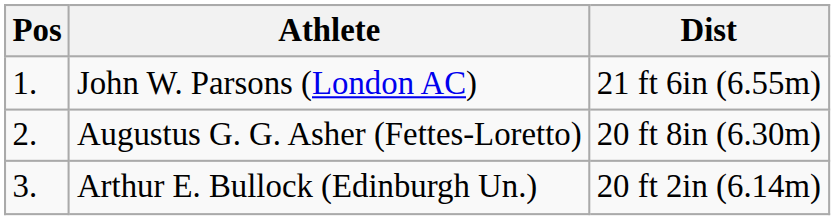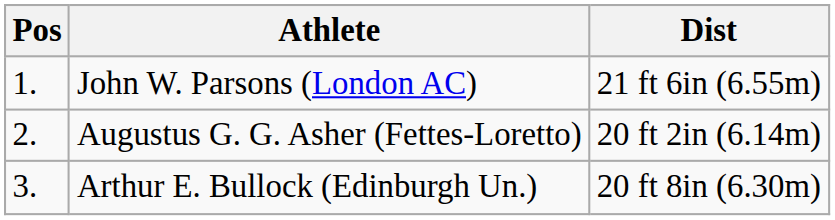(709, 134) 20 ft 8in (6.30m) -> (709, 134) 20 ft 2in (6.14m)
(709, 186) 20 ft 2in (6.14m) -> (709, 186) 20 ft 8in (6.30m)
